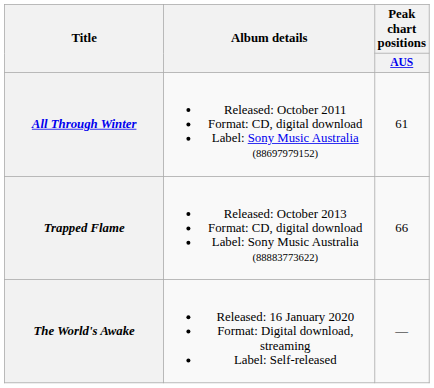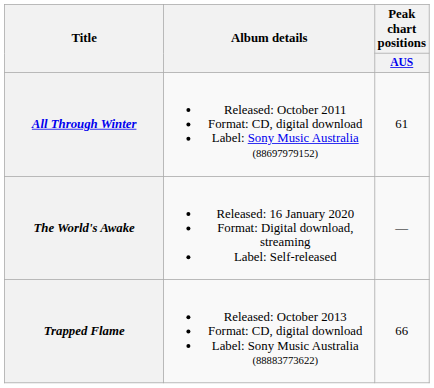rows swapped: (84, 227) <-> (84, 331)
